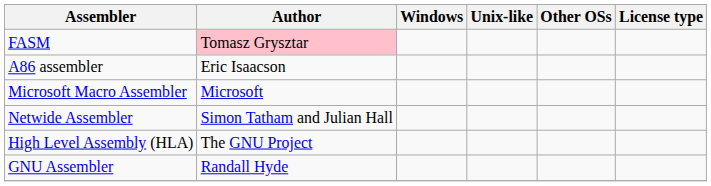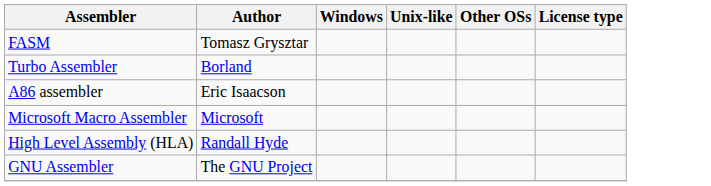(254, 42) pink background -> (254, 42) no background
+ row: (63, 67)
- row: (70, 117)
(257, 142) The GNU Project -> (244, 142) Randall Hyde
(244, 167) Randall Hyde -> (257, 167) The GNU Project
